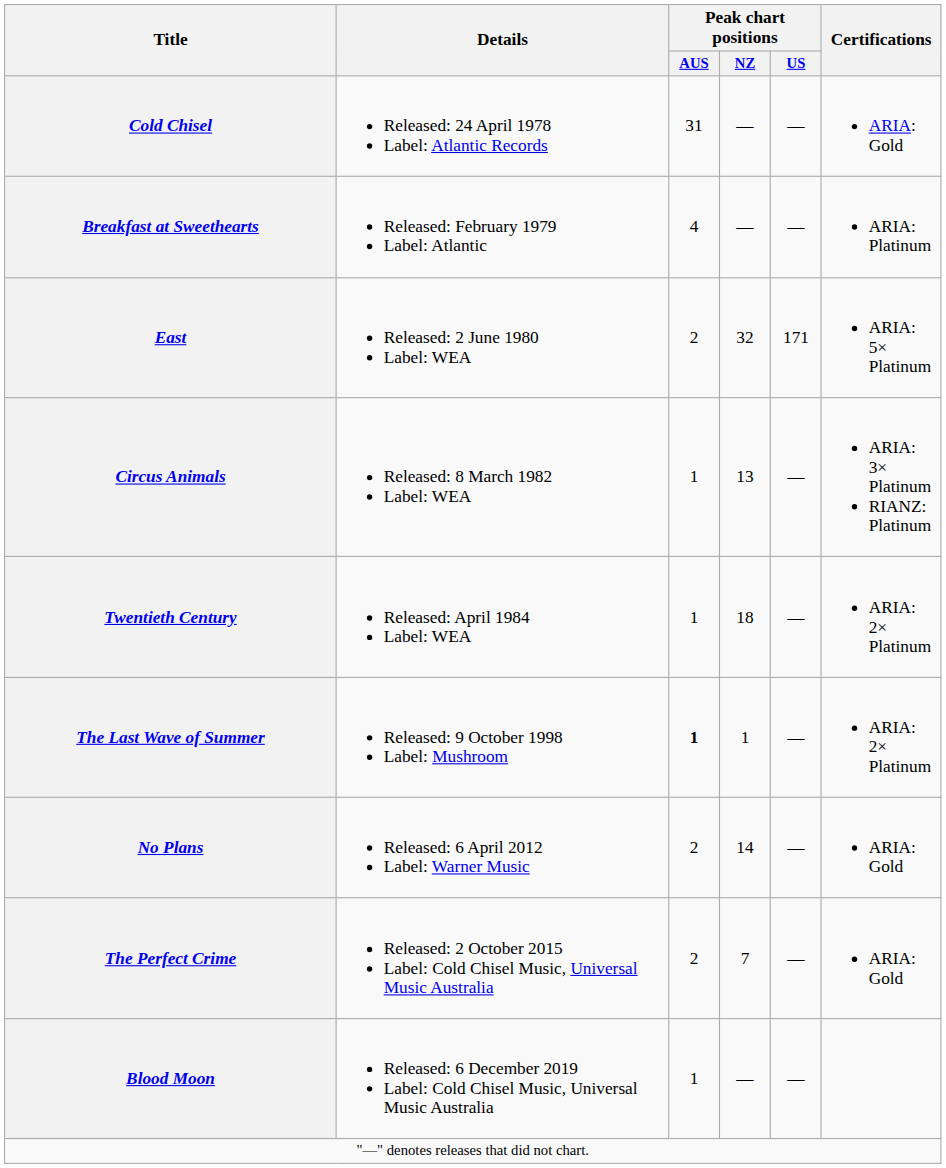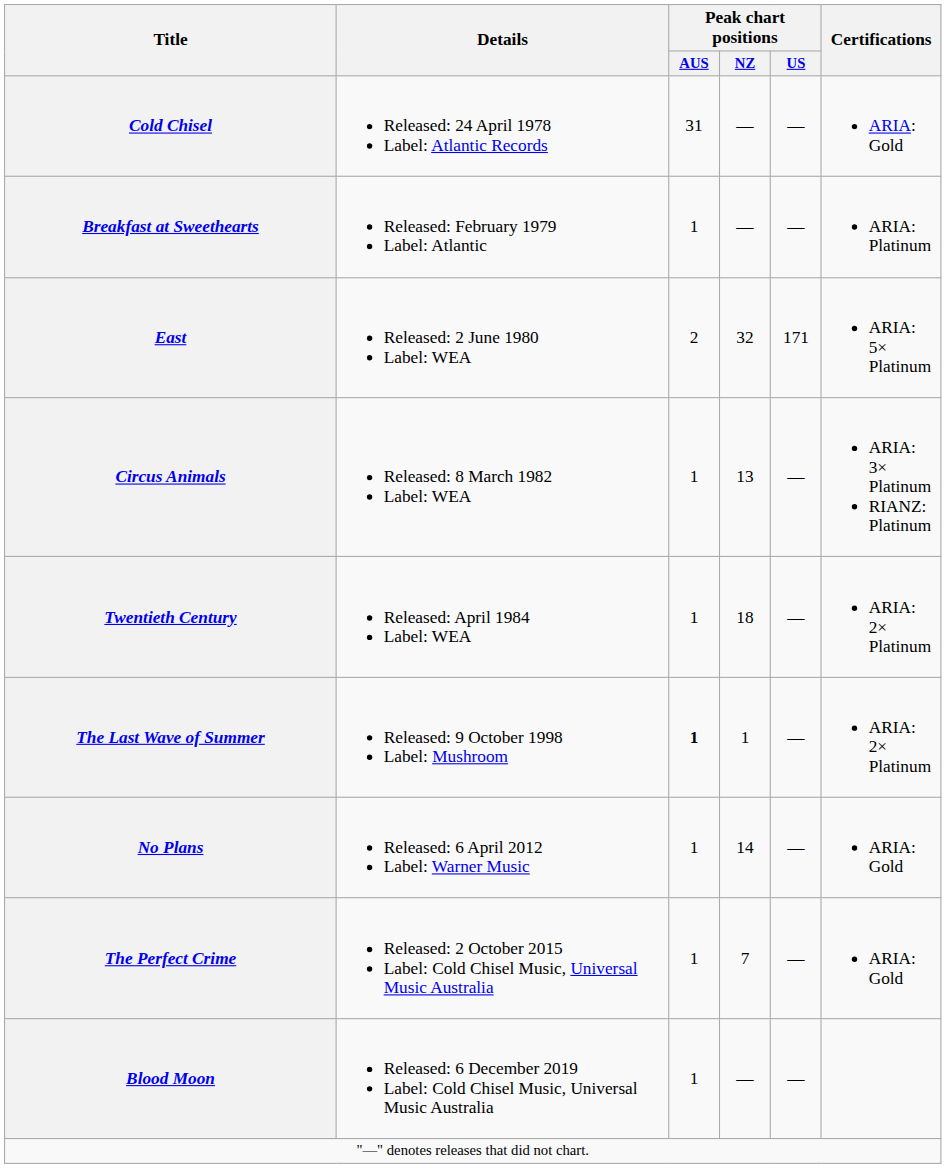(694, 226) 4 -> (694, 226) 1
(694, 847) 2 -> (694, 847) 1
(694, 958) 2 -> (694, 958) 1
